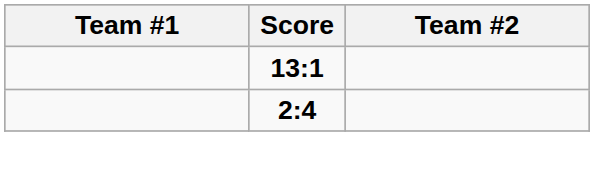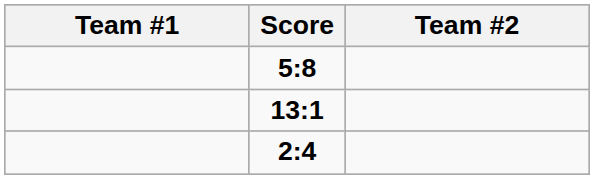+ row: (297, 67)
